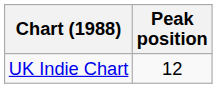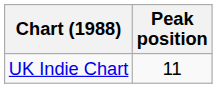(172, 68) 12 -> (172, 68) 11
